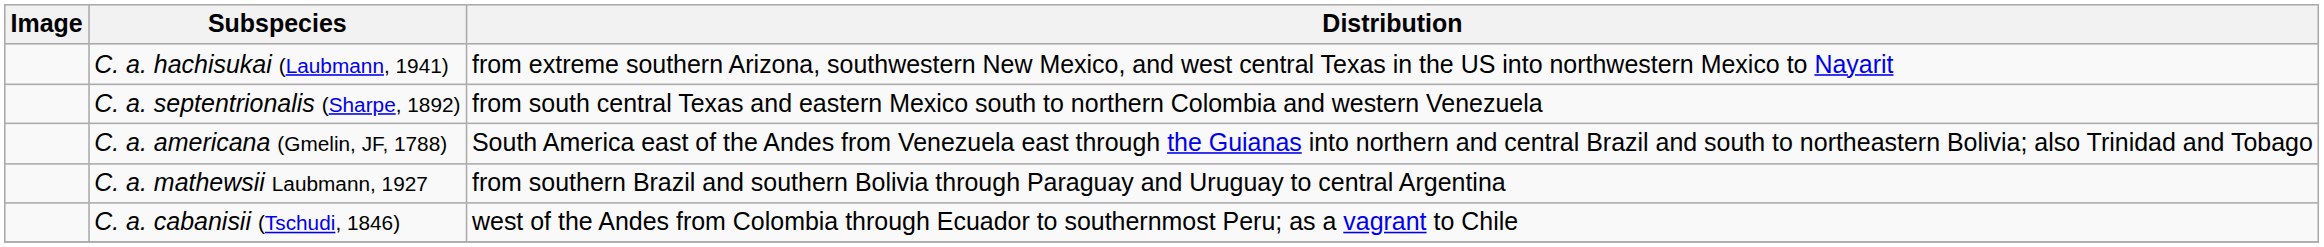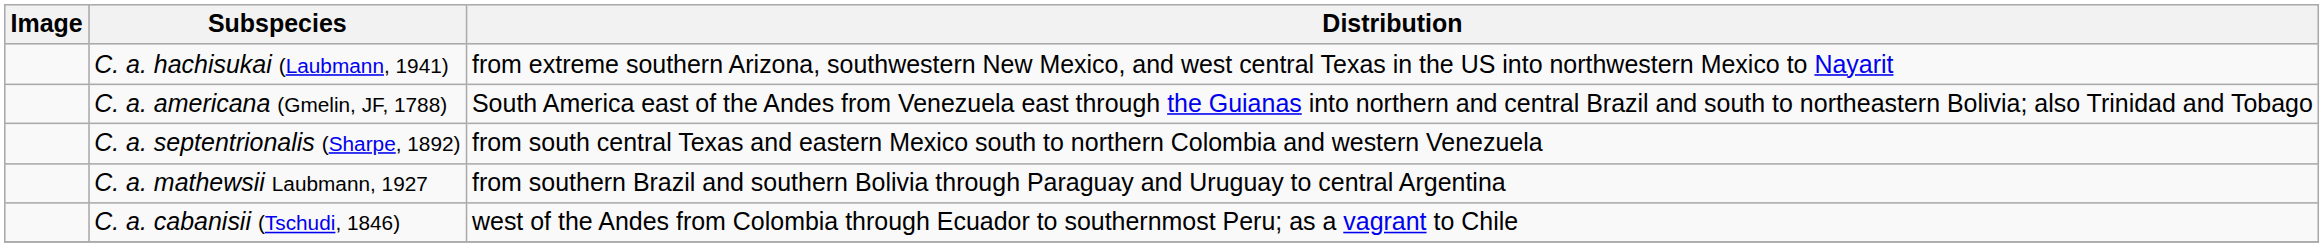rows swapped: (277, 103) <-> (271, 143)
